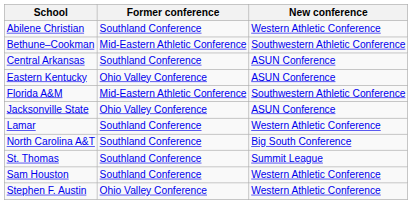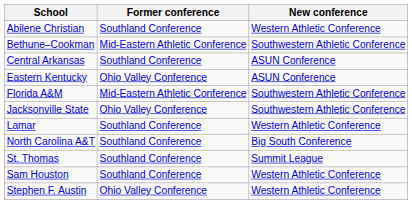(293, 110) ASUN Conference -> (328, 110) Southwestern Athletic Conference
